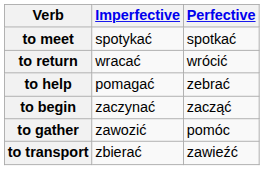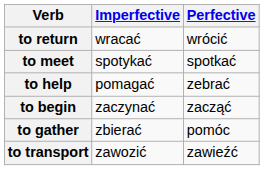rows swapped: (48, 38) <-> (48, 61)
(121, 130) zawozić -> (118, 130) zbierać
(118, 152) zbierać -> (121, 152) zawozić
